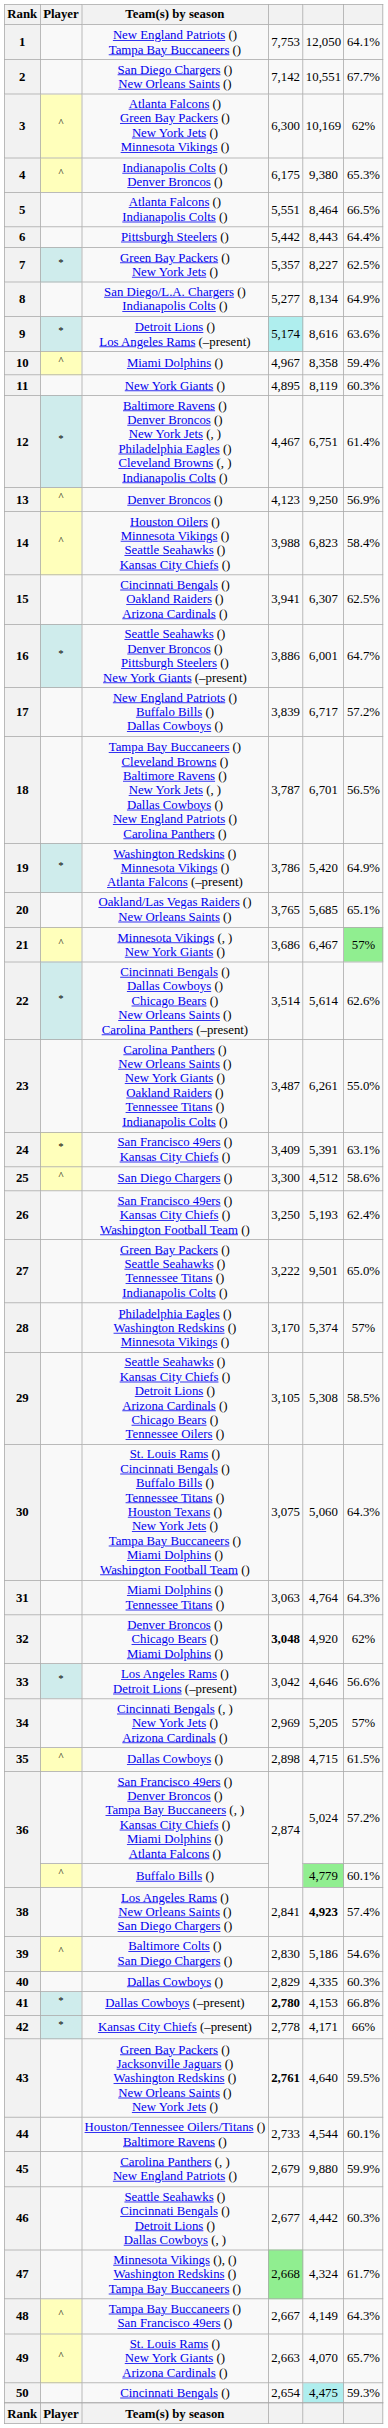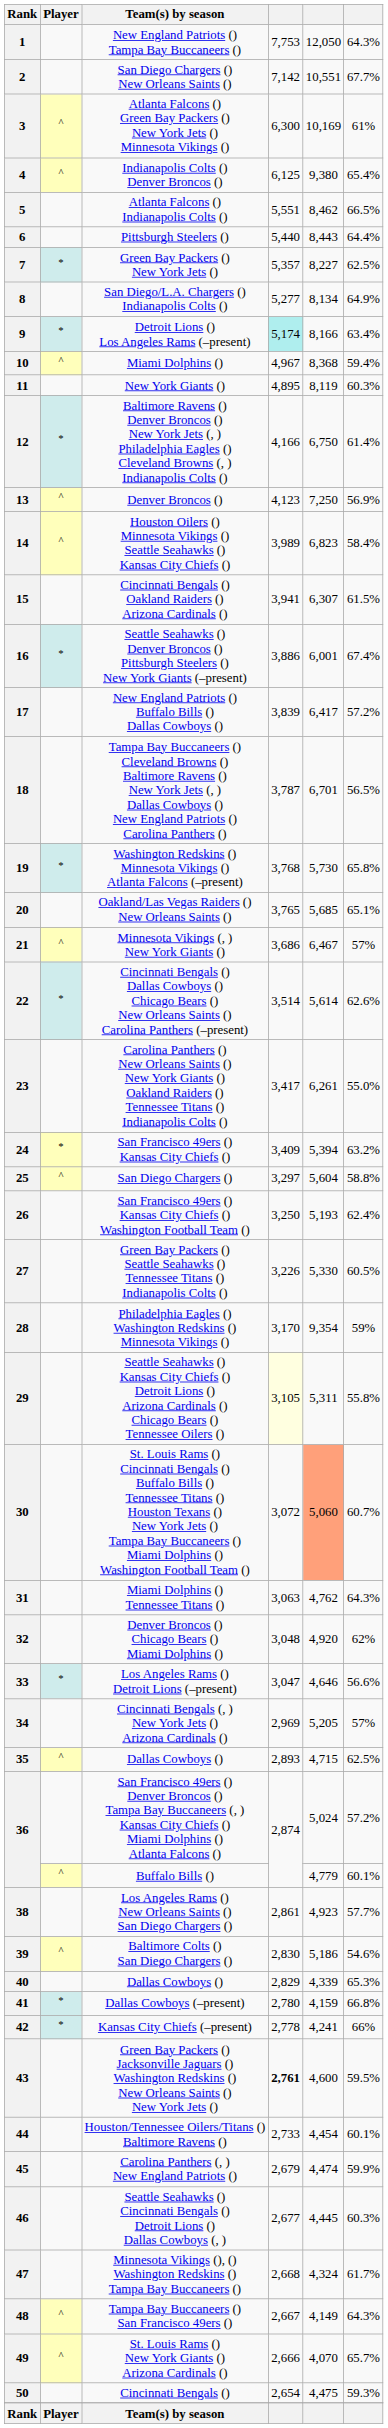(363, 42) 64.1% -> (363, 42) 64.3%
(363, 125) 62% -> (363, 125) 61%
(286, 175) 6,175 -> (286, 175) 6,125
(363, 175) 65.3% -> (363, 175) 65.4%
(323, 209) 8,464 -> (323, 209) 8,462
(286, 237) 5,442 -> (286, 237) 5,440
(323, 334) 8,616 -> (323, 334) 8,166
(363, 334) 63.6% -> (363, 334) 63.4%
(323, 363) 8,358 -> (323, 363) 8,368
(286, 441) 4,467 -> (286, 441) 4,166
(323, 441) 6,751 -> (323, 441) 6,750
(323, 499) 9,250 -> (323, 499) 7,250
(286, 543) 3,988 -> (286, 543) 3,989
(363, 599) 62.5% -> (363, 599) 61.5%
(363, 655) 64.7% -> (363, 655) 67.4%
(323, 712) 6,717 -> (323, 712) 6,417
(286, 868) 3,786 -> (286, 868) 3,768
(323, 868) 5,420 -> (323, 868) 5,730
(363, 868) 64.9% -> (363, 868) 65.8%
(363, 944) lightgreen background -> (363, 944) no background
(286, 1086) 3,487 -> (286, 1086) 3,417
(323, 1149) 5,391 -> (323, 1149) 5,394
(363, 1149) 63.1% -> (363, 1149) 63.2%
(286, 1178) 3,300 -> (286, 1178) 3,297
(323, 1178) 4,512 -> (323, 1178) 5,604
(363, 1178) 58.6% -> (363, 1178) 58.8%
(286, 1271) 3,222 -> (286, 1271) 3,226
(323, 1271) 9,501 -> (323, 1271) 5,330
(363, 1271) 65.0% -> (363, 1271) 60.5%
(323, 1327) 5,374 -> (323, 1327) 9,354
(363, 1327) 57% -> (363, 1327) 59%
(286, 1398) no background -> (286, 1398) lightyellow background
(323, 1398) 5,308 -> (323, 1398) 5,311
(363, 1398) 58.5% -> (363, 1398) 55.8%
(286, 1512) 3,075 -> (286, 1512) 3,072
(323, 1512) no background -> (323, 1512) lightsalmon background
(363, 1512) 64.3% -> (363, 1512) 60.7%
(323, 1597) 4,764 -> (323, 1597) 4,762
(286, 1639) bold -> (286, 1639) normal
(286, 1681) 3,042 -> (286, 1681) 3,047
(286, 1759) 2,898 -> (286, 1759) 2,893
(363, 1759) 61.5% -> (363, 1759) 62.5%
(323, 1875) lightgreen background -> (323, 1875) no background
(286, 1912) 2,841 -> (286, 1912) 2,861
(323, 1912) bold -> (323, 1912) normal
(363, 1912) 57.4% -> (363, 1912) 57.7%
(323, 1981) 4,335 -> (323, 1981) 4,339
(363, 1981) 60.3% -> (363, 1981) 65.3%
(286, 2003) bold -> (286, 2003) normal
(323, 2003) 4,153 -> (323, 2003) 4,159
(323, 2027) 4,171 -> (323, 2027) 4,241
(323, 2078) 4,640 -> (323, 2078) 4,600
(323, 2134) 4,544 -> (323, 2134) 4,454
(323, 2169) 9,880 -> (323, 2169) 4,474
(323, 2218) 4,442 -> (323, 2218) 4,445
(286, 2274) lightgreen background -> (286, 2274) no background
(286, 2358) 2,663 -> (286, 2358) 2,666
(323, 2393) paleturquoise background -> (323, 2393) no background
